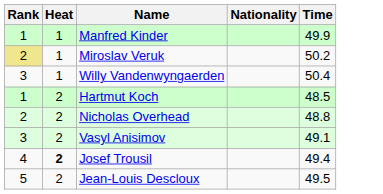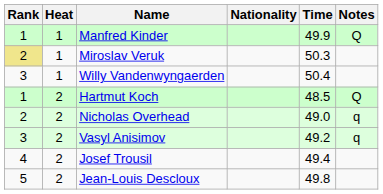+ column: (357, 14)
(318, 55) 50.2 -> (318, 55) 50.3
(318, 117) 48.8 -> (318, 117) 49.0
(318, 138) 49.1 -> (318, 138) 49.2
(59, 158) bold -> (59, 158) normal
(318, 179) 49.5 -> (318, 179) 49.8
